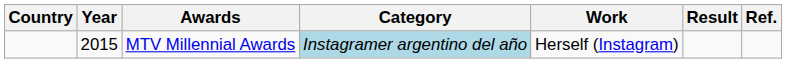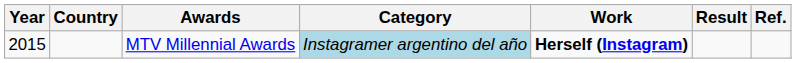columns swapped: (99, 17) <-> (41, 17)
(607, 44) normal -> (611, 44) bold
